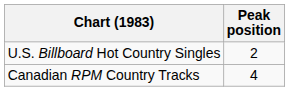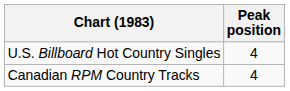(254, 53) 2 -> (254, 53) 4
